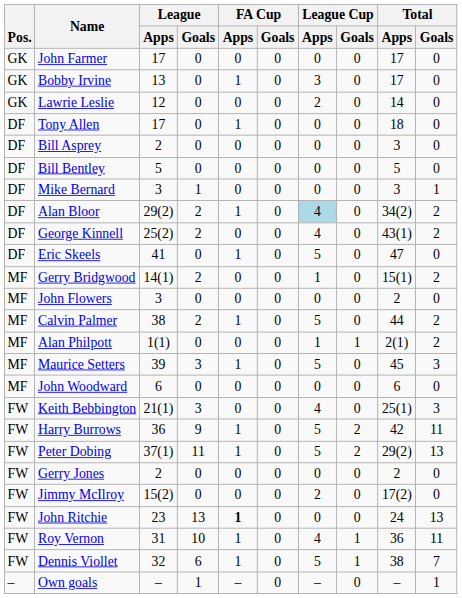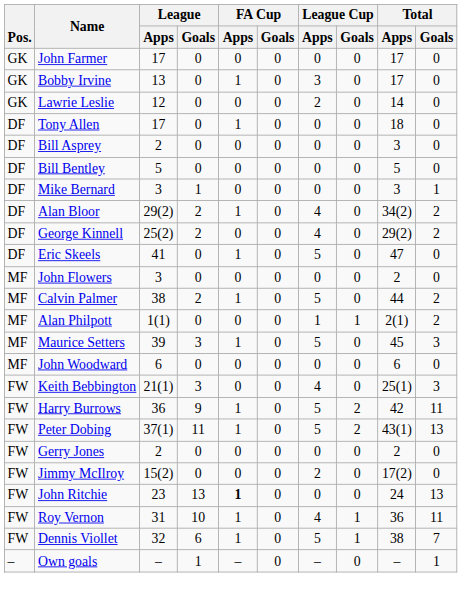(317, 211) lightblue background -> (317, 211) no background
(397, 233) 43(1) -> (397, 233) 29(2)
- row: (87, 277)
(397, 451) 29(2) -> (397, 430) 43(1)
